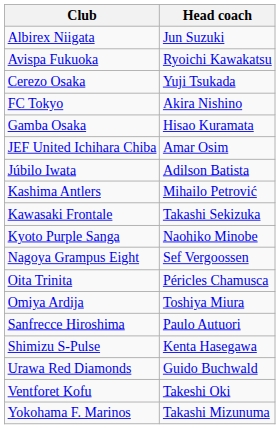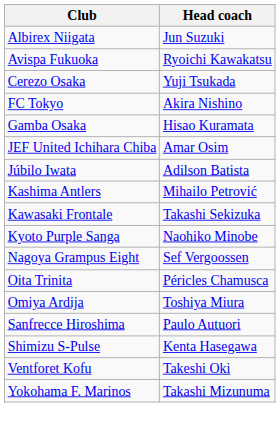- row: (69, 368)
